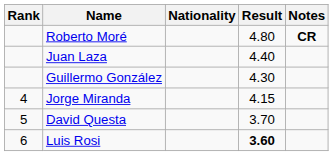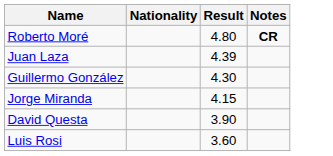- column: (24, 15)
(262, 57) 4.40 -> (224, 57) 4.39
(262, 120) 3.70 -> (224, 120) 3.90
(262, 141) bold -> (224, 141) normal
